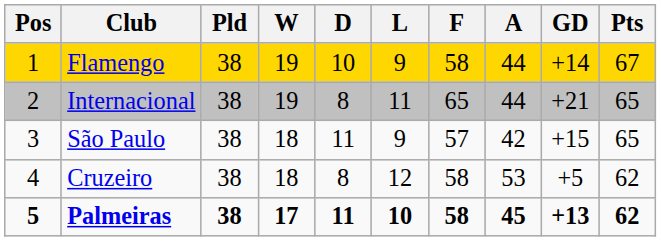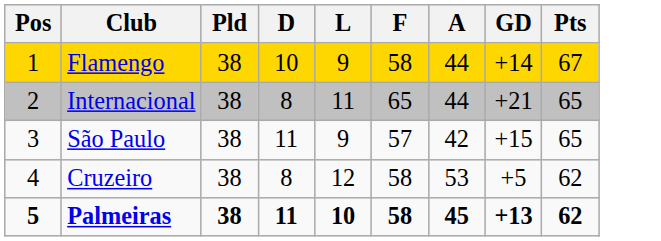- column: (286, 23)
